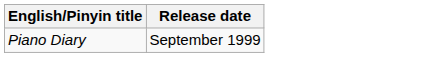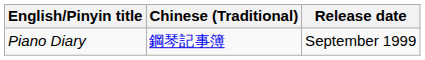+ column: (224, 16)
